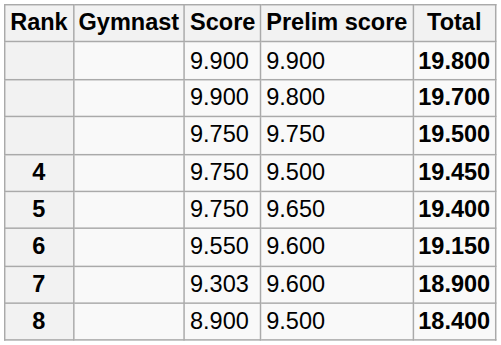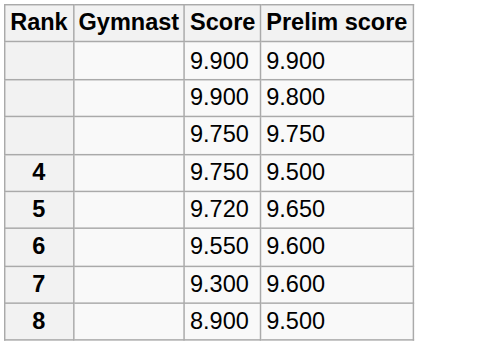- column: (454, 23)
(219, 209) 9.750 -> (219, 209) 9.720
(219, 284) 9.303 -> (219, 284) 9.300
